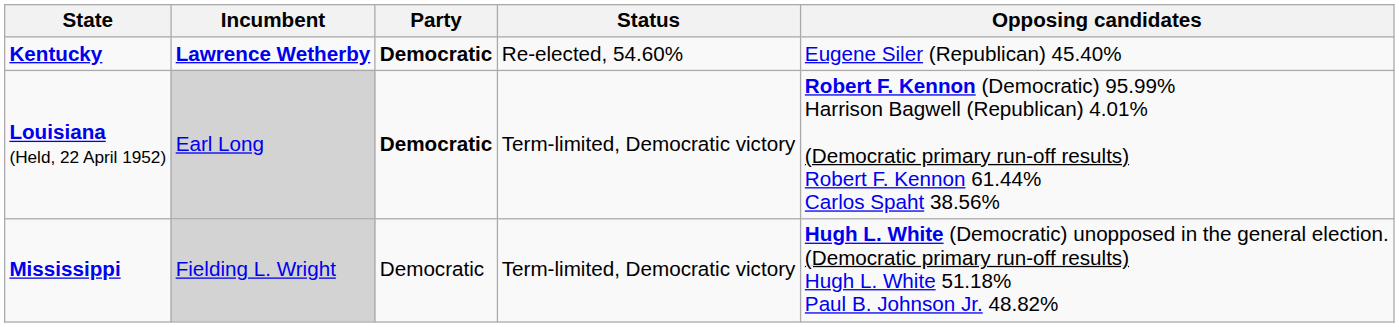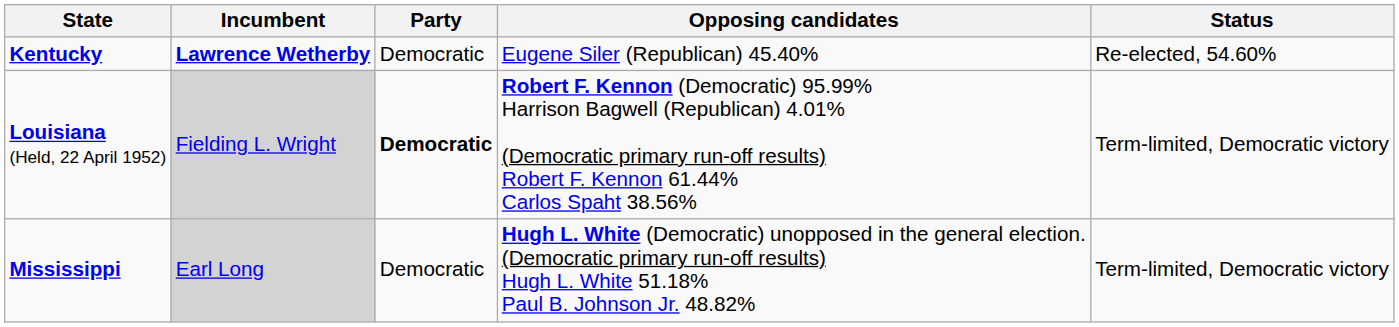columns swapped: (649, 20) <-> (1097, 20)
(436, 53) bold -> (432, 53) normal
(220, 144) Earl Long -> (256, 144) Fielding L. Wright
(256, 269) Fielding L. Wright -> (220, 269) Earl Long
